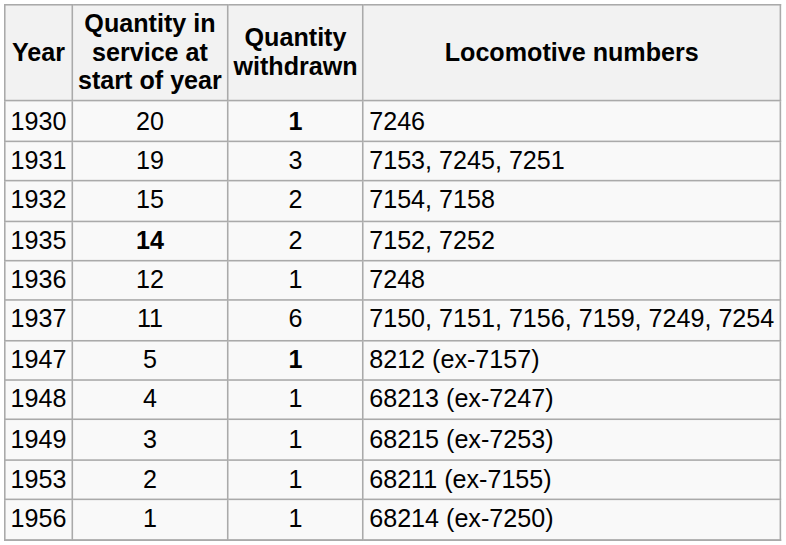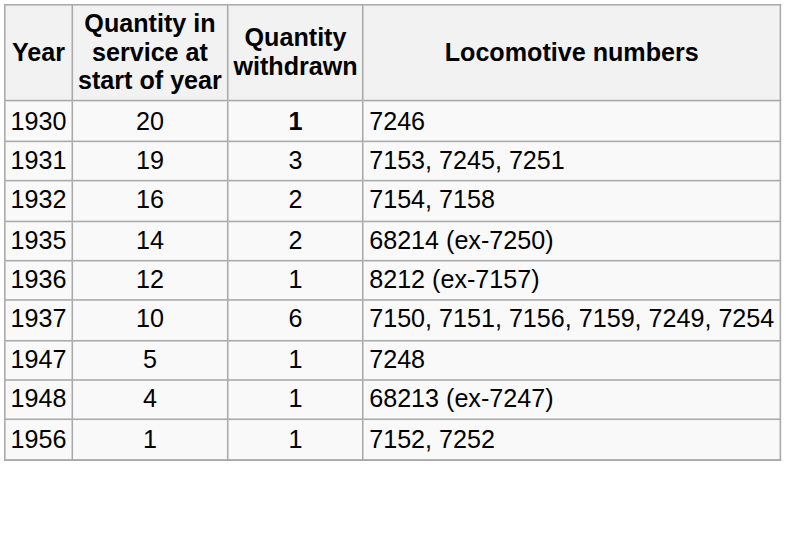(150, 200) 15 -> (150, 200) 16
(150, 240) bold -> (150, 240) normal
(432, 240) 7152, 7252 -> (461, 240) 68214 (ex-7250)
(397, 280) 7248 -> (454, 280) 8212 (ex-7157)
(150, 319) 11 -> (150, 319) 10
(296, 359) bold -> (296, 359) normal
(454, 359) 8212 (ex-7157) -> (397, 359) 7248
- row: (39, 439)
- row: (39, 479)
(461, 519) 68214 (ex-7250) -> (432, 439) 7152, 7252
